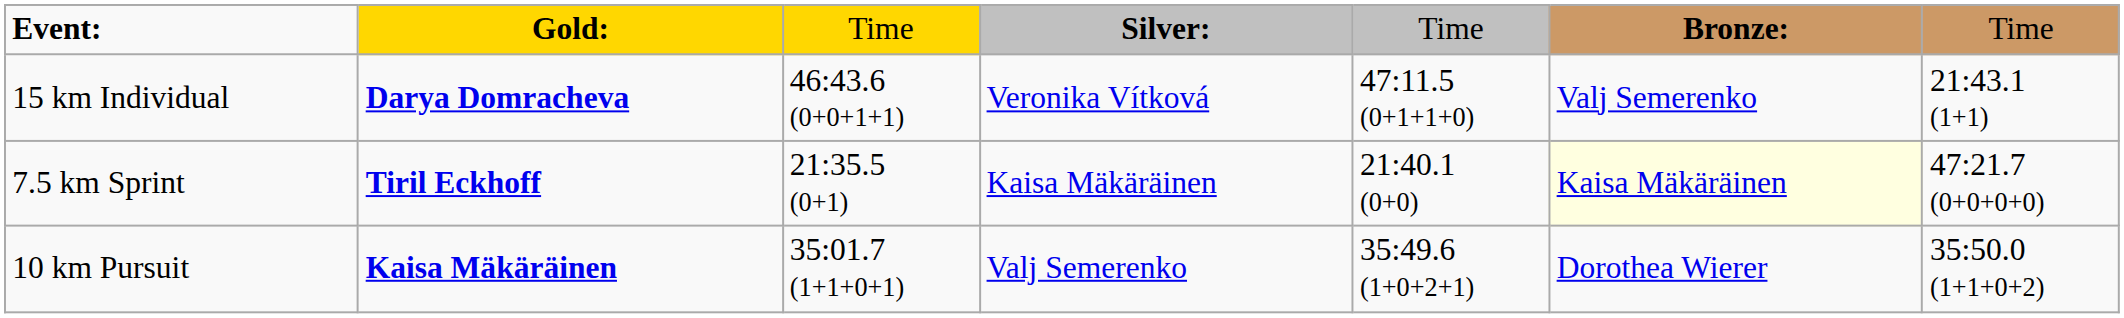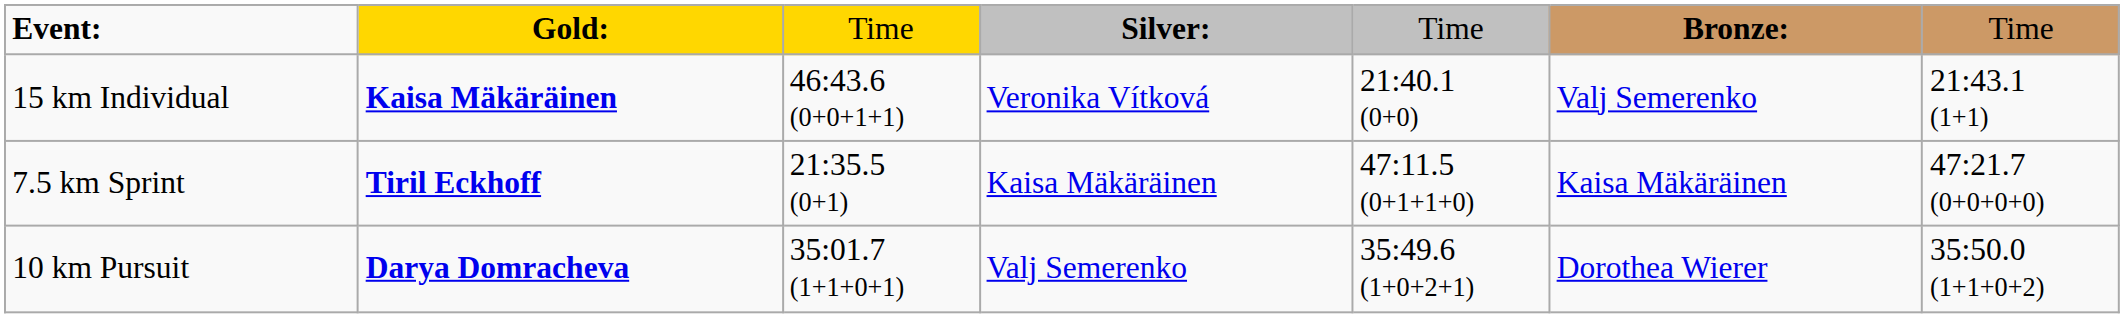(497, 97) Darya Domracheva -> (491, 97) Kaisa Mäkäräinen
(1417, 97) 47:11.5 (0+1+1+0) -> (1408, 97) 21:40.1 (0+0)
(1408, 182) 21:40.1 (0+0) -> (1417, 182) 47:11.5 (0+1+1+0)
(1672, 182) lightyellow background -> (1672, 182) no background
(491, 268) Kaisa Mäkäräinen -> (497, 268) Darya Domracheva
